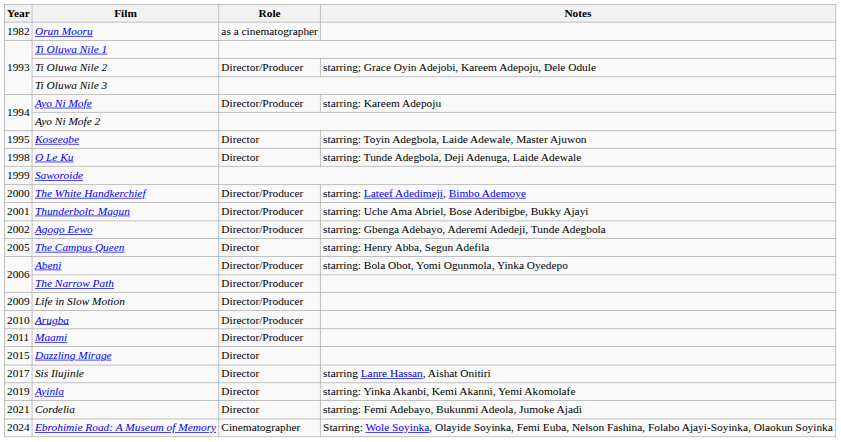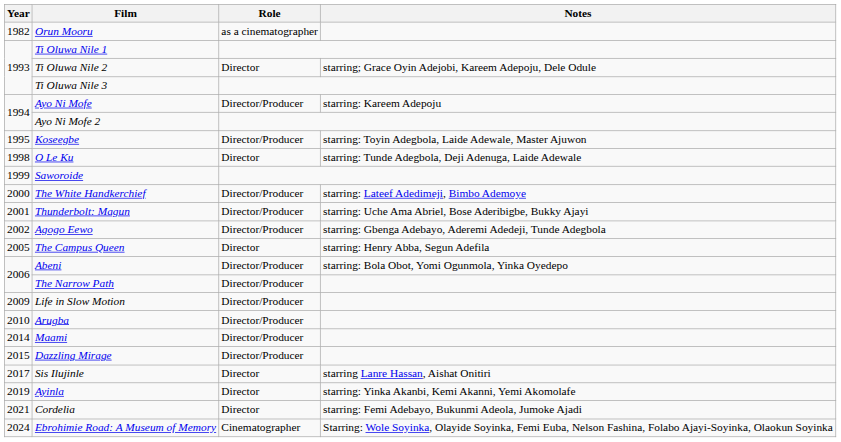(262, 67) Director/Producer -> (240, 67) Director
(240, 139) Director -> (262, 139) Director/Producer
(18, 337) 2011 -> (18, 337) 2014
(240, 355) Director -> (262, 355) Director/Producer
